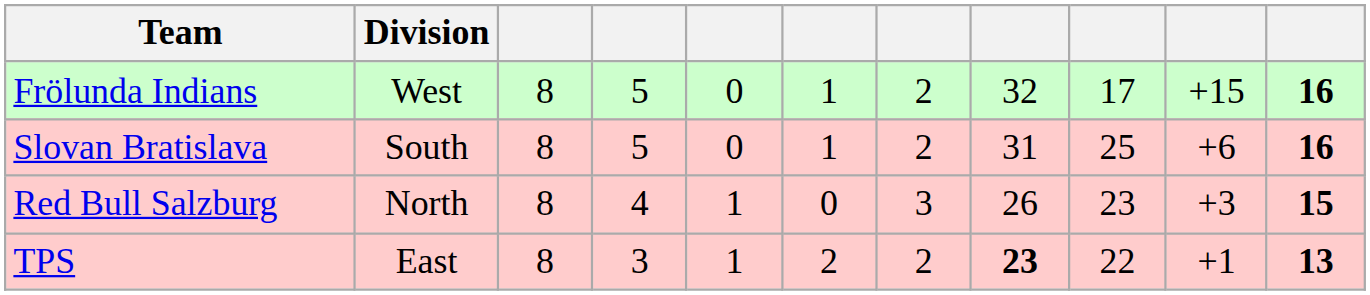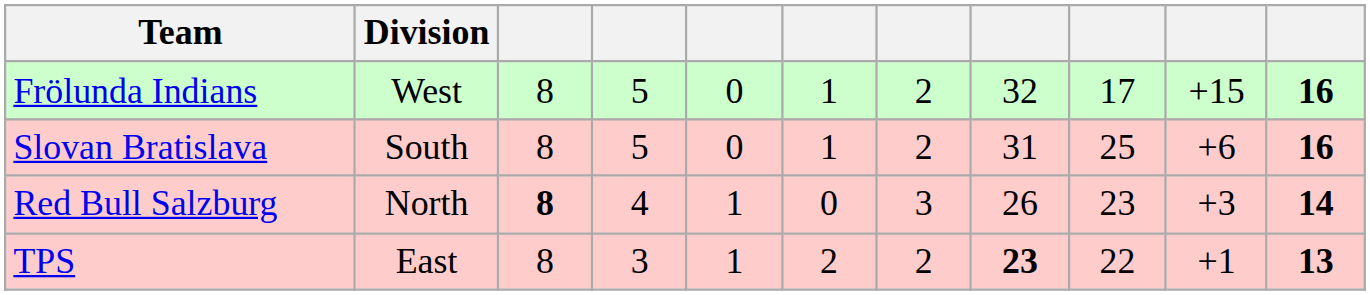(545, 203) normal -> (545, 203) bold
(1316, 203) 15 -> (1316, 203) 14
